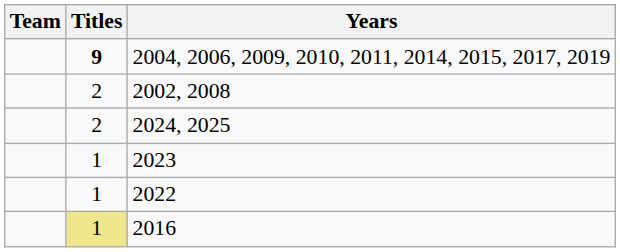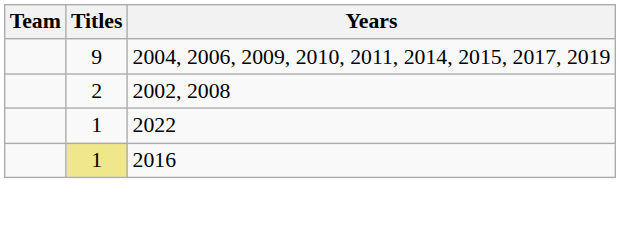(97, 56) bold -> (97, 56) normal
- row: (182, 125)
- row: (154, 159)
